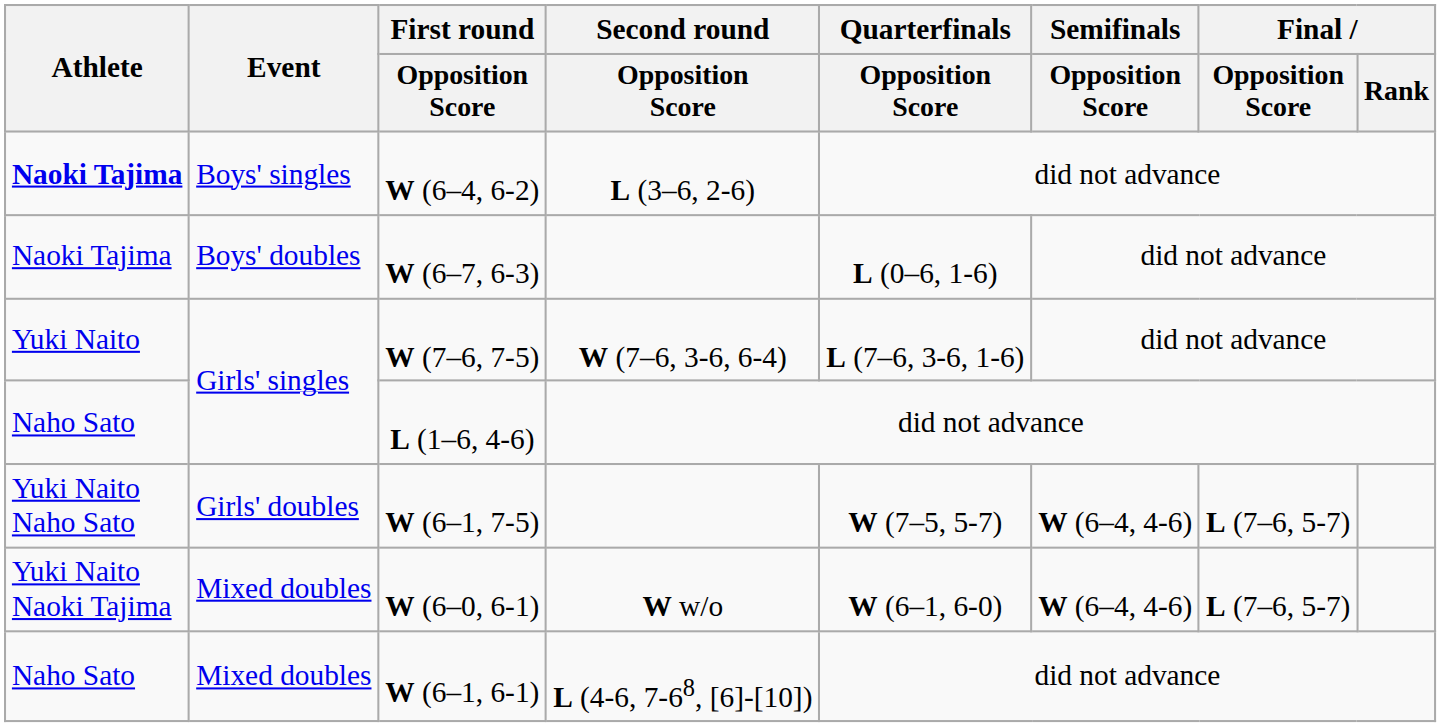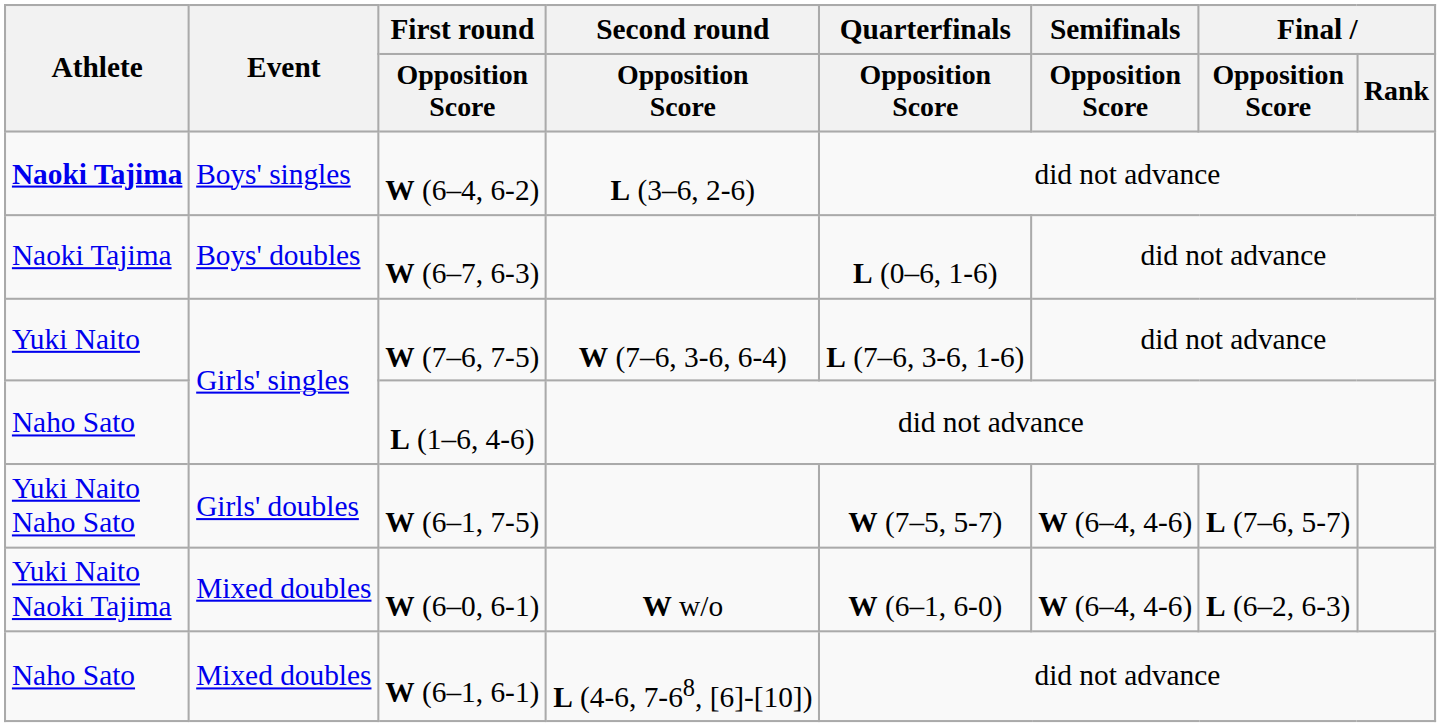(1278, 606) L (7–6, 5-7) -> (1278, 606) L (6–2, 6-3)
